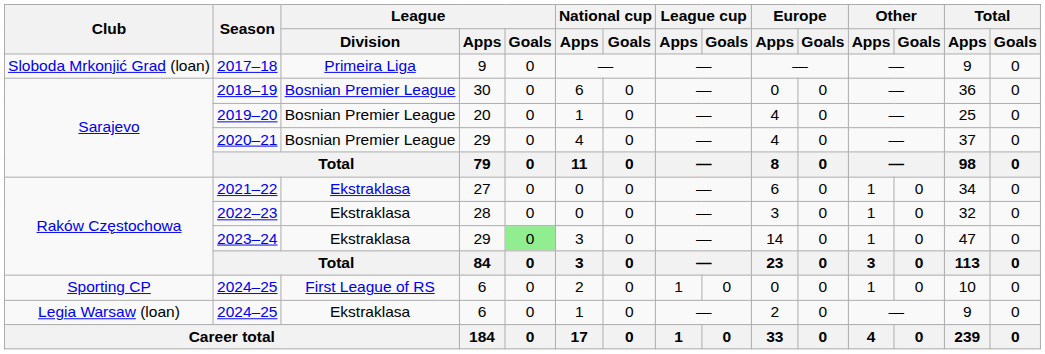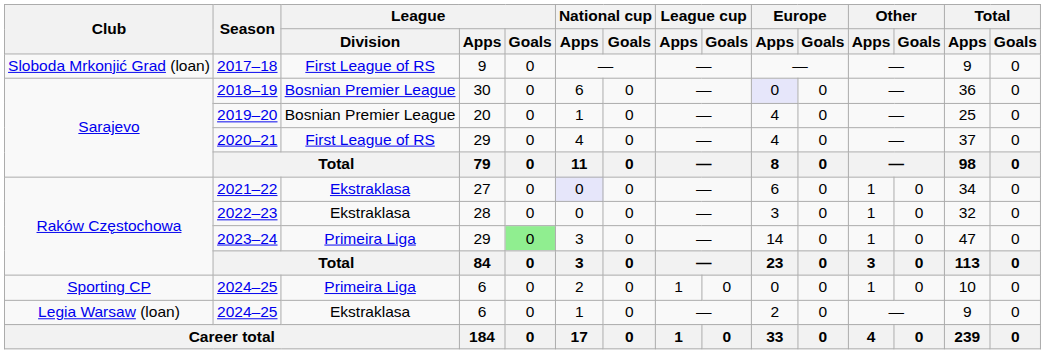(370, 66) Primeira Liga -> (370, 66) First League of RS
(775, 90) no background -> (775, 90) lavender background
(370, 139) Bosnian Premier League -> (370, 139) First League of RS
(579, 189) no background -> (579, 189) lavender background
(370, 238) Ekstraklasa -> (370, 238) Primeira Liga
(370, 287) First League of RS -> (370, 287) Primeira Liga
